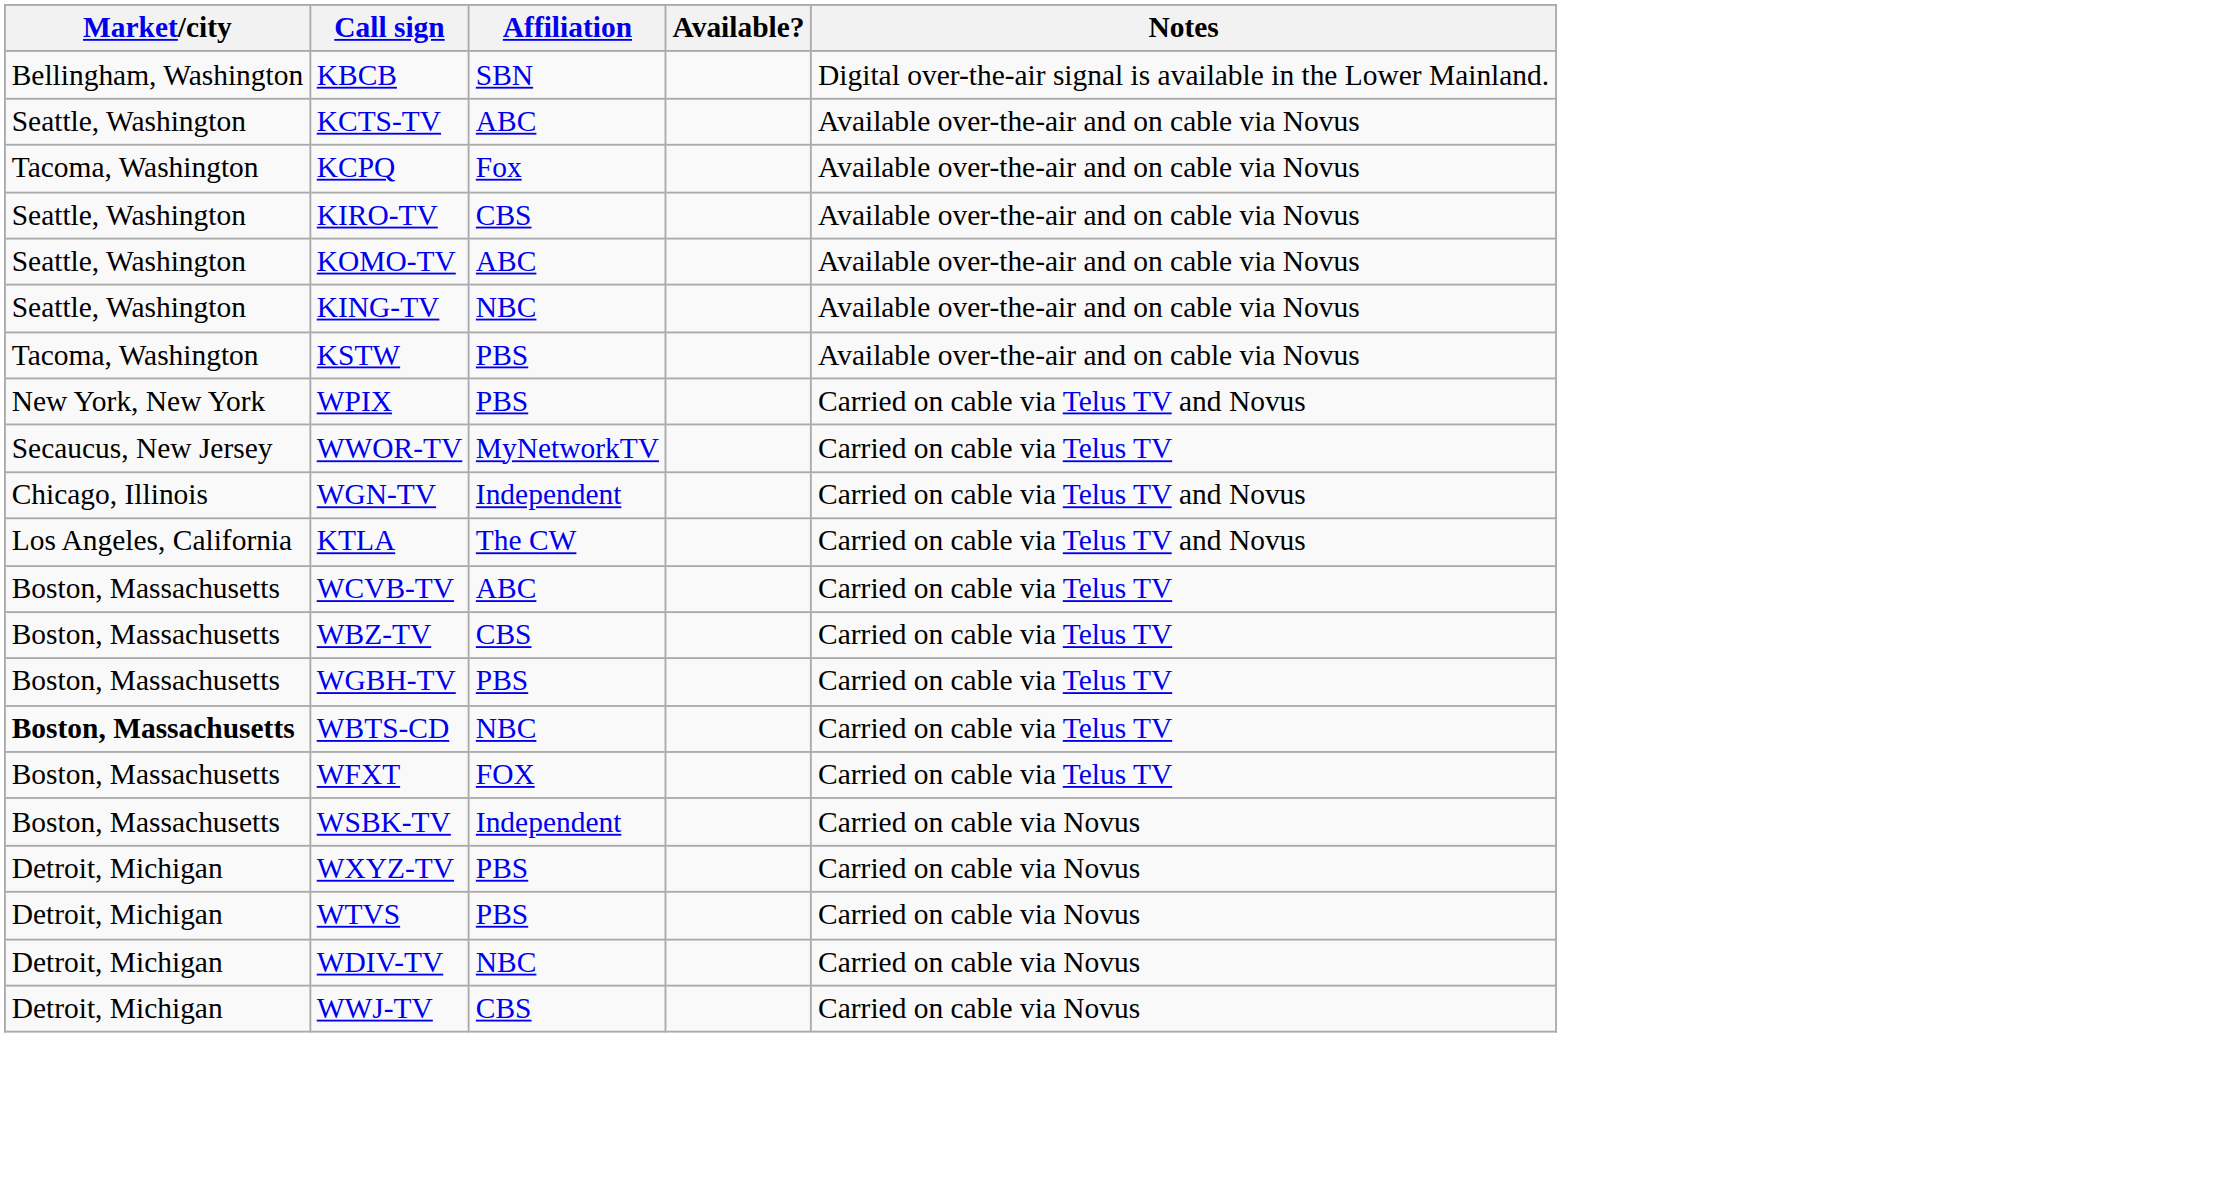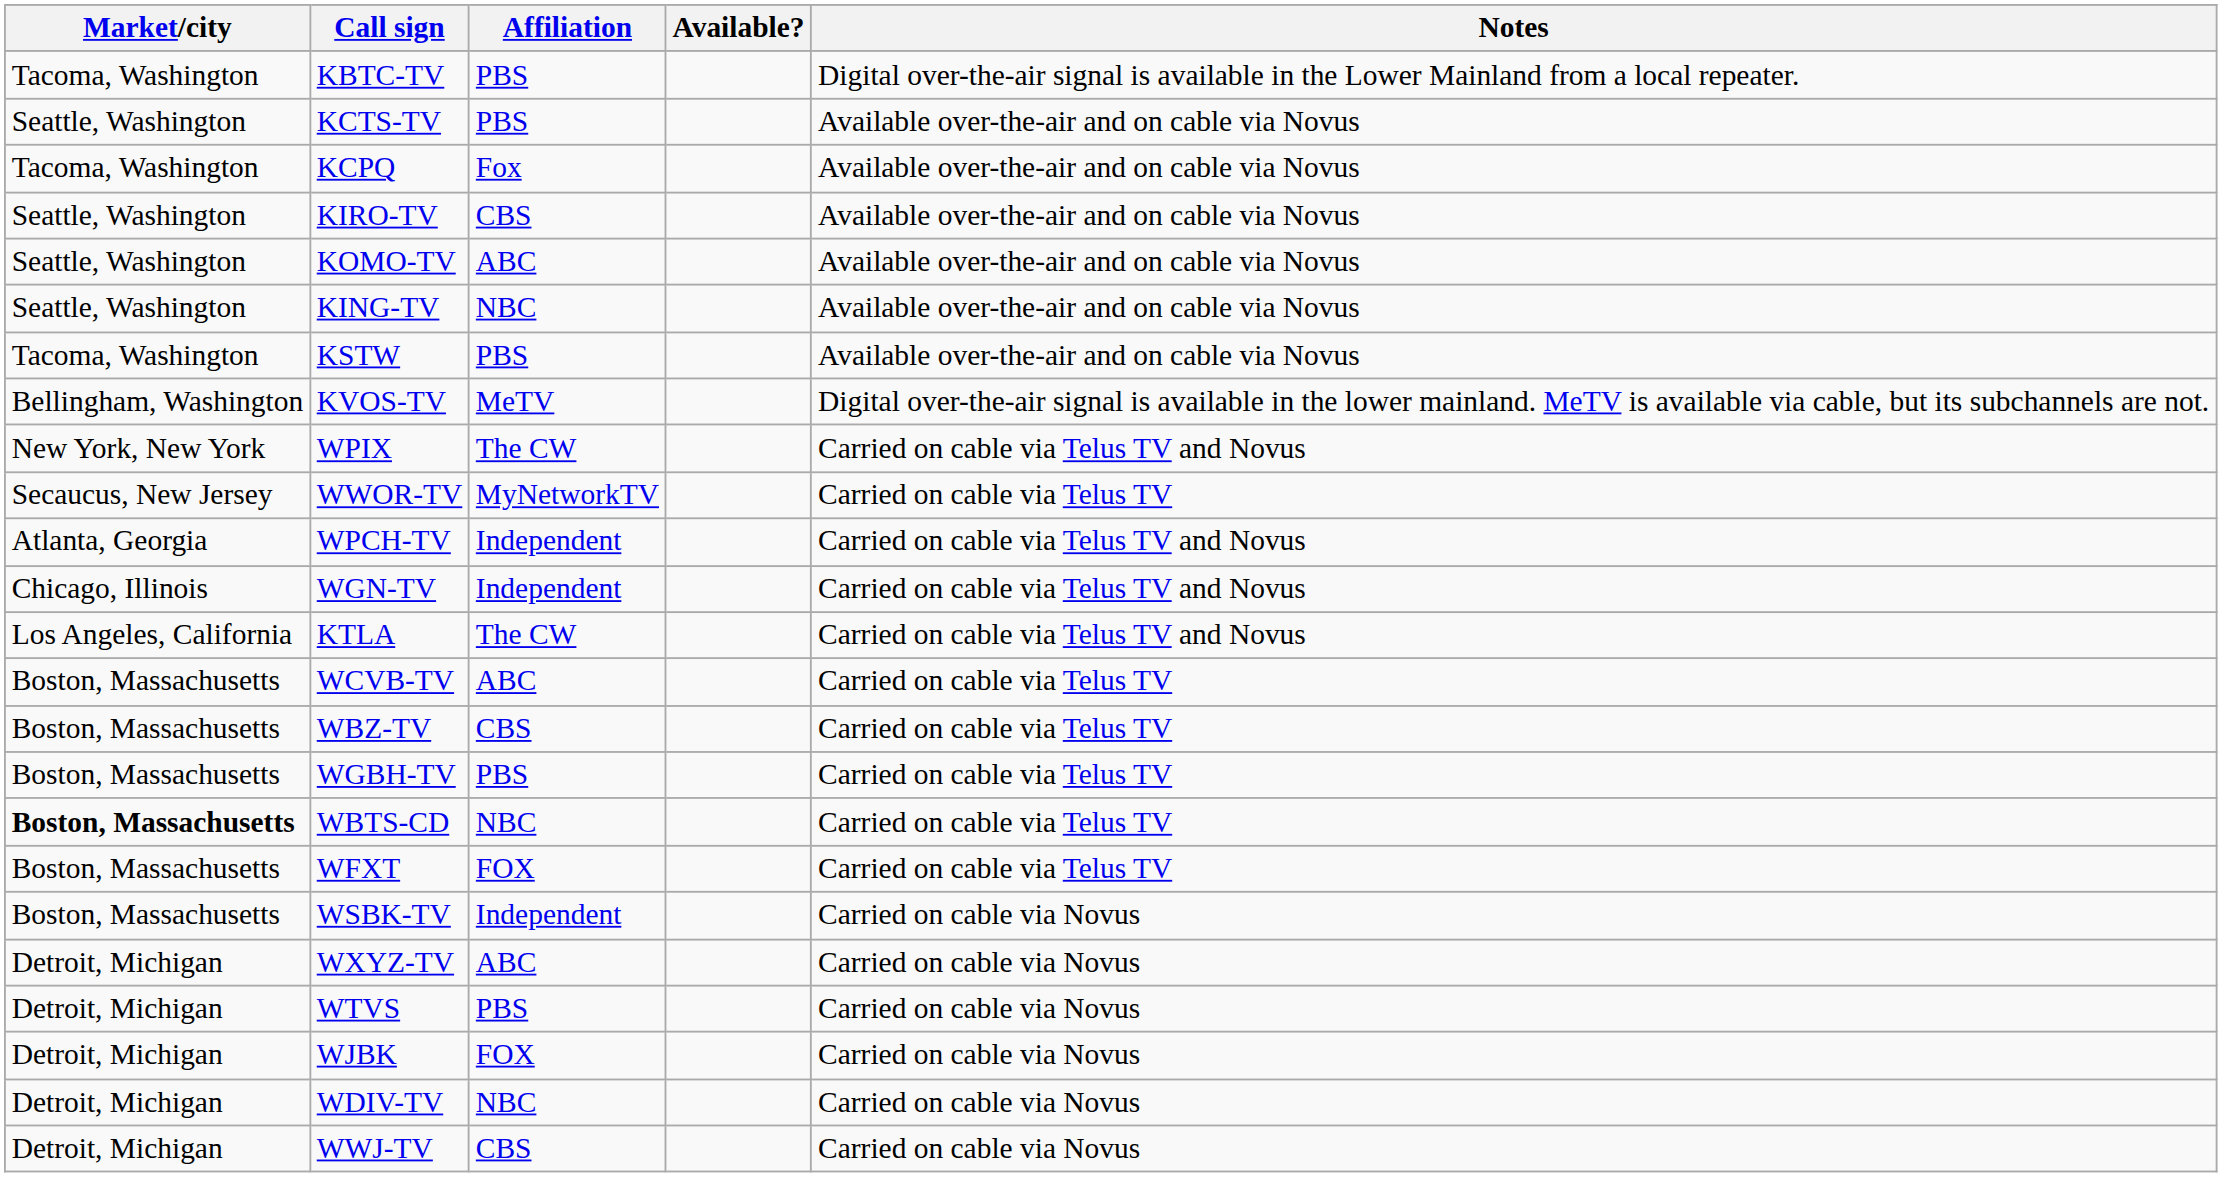- row: (357, 74)
+ row: (381, 74)
(506, 121) ABC -> (502, 121) PBS
+ row: (381, 401)
(502, 401) PBS -> (526, 448) The CW
+ row: (384, 541)
(502, 868) PBS -> (506, 961) ABC
+ row: (357, 1055)
